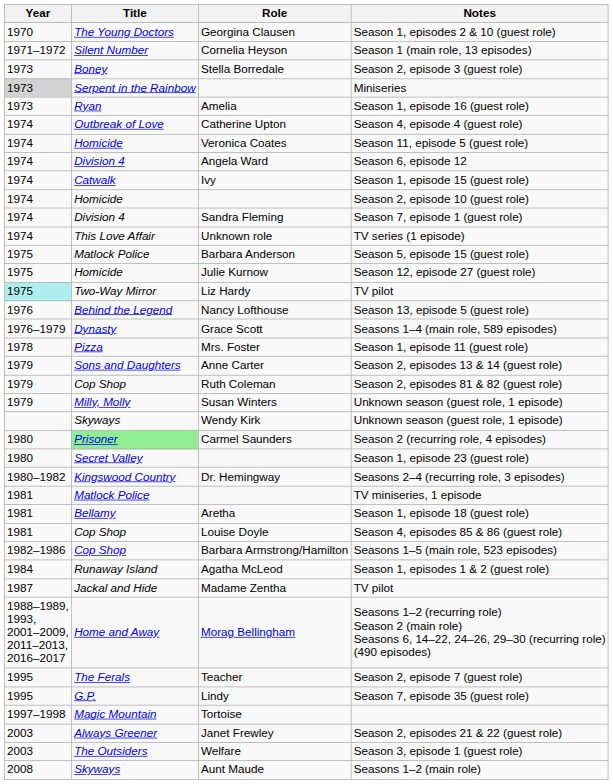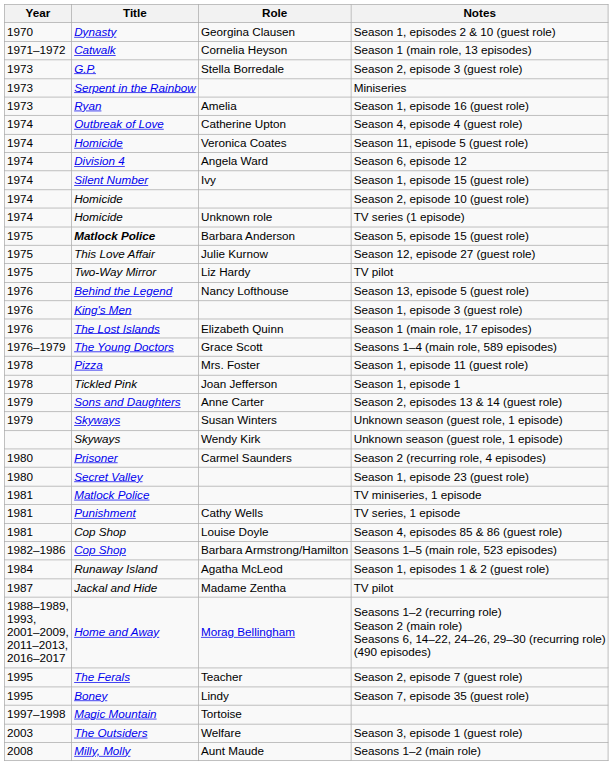(124, 32) The Young Doctors -> (95, 32) Dynasty
(111, 50) Silent Number -> (95, 50) Catwalk
(91, 69) Boney -> (85, 69) G.P.
(20, 87) lightgrey background -> (20, 87) no background
(95, 180) Catwalk -> (111, 180) Silent Number
- row: (242, 217)
(115, 236) This Love Affair -> (98, 217) Homicide
(112, 254) normal -> (115, 236) bold
(98, 273) Homicide -> (115, 254) This Love Affair
(20, 291) paleturquoise background -> (20, 273) no background
+ row: (275, 310)
+ row: (242, 328)
(95, 328) Dynasty -> (124, 347) The Young Doctors
+ row: (239, 384)
- row: (238, 384)
(102, 402) Milly, Molly -> (97, 421) Skyways
(96, 439) lightgreen background -> (96, 458) no background
- row: (241, 476)
+ row: (232, 513)
- row: (218, 513)
(85, 696) G.P. -> (91, 696) Boney
- row: (237, 733)
(97, 770) Skyways -> (102, 751) Milly, Molly
